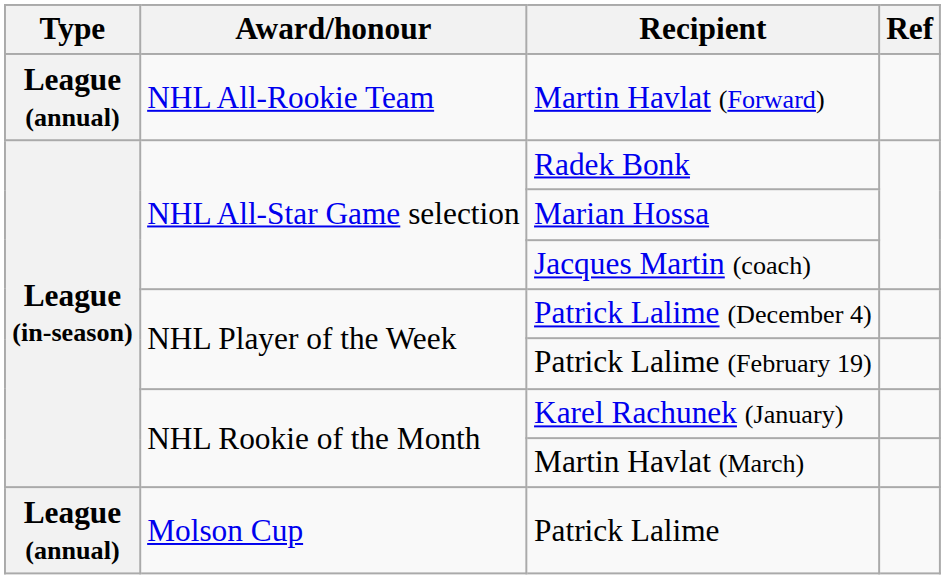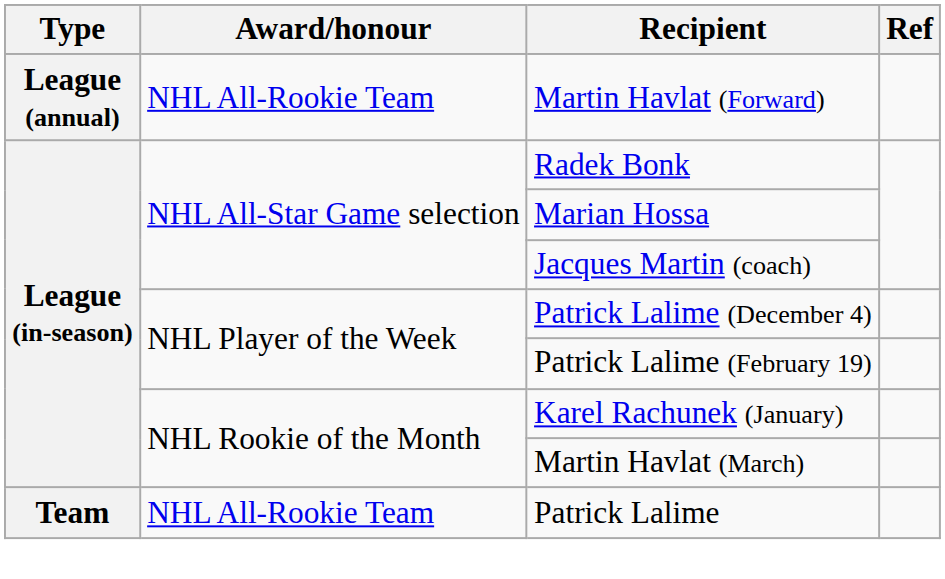(72, 529) League (annual) -> (72, 512) Team
(225, 529) Molson Cup -> (291, 512) NHL All-Rookie Team
